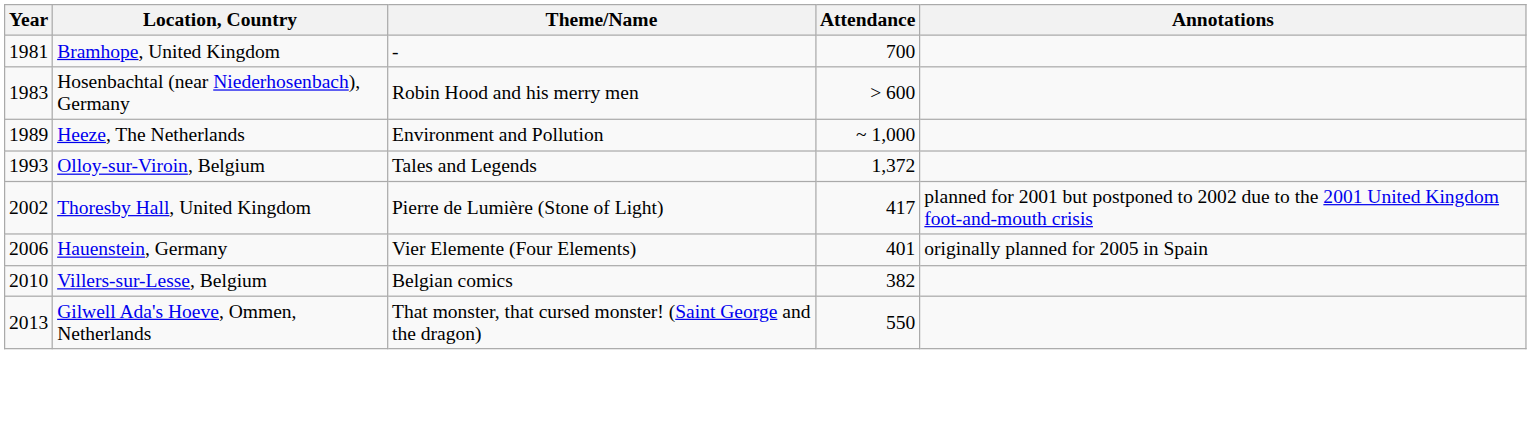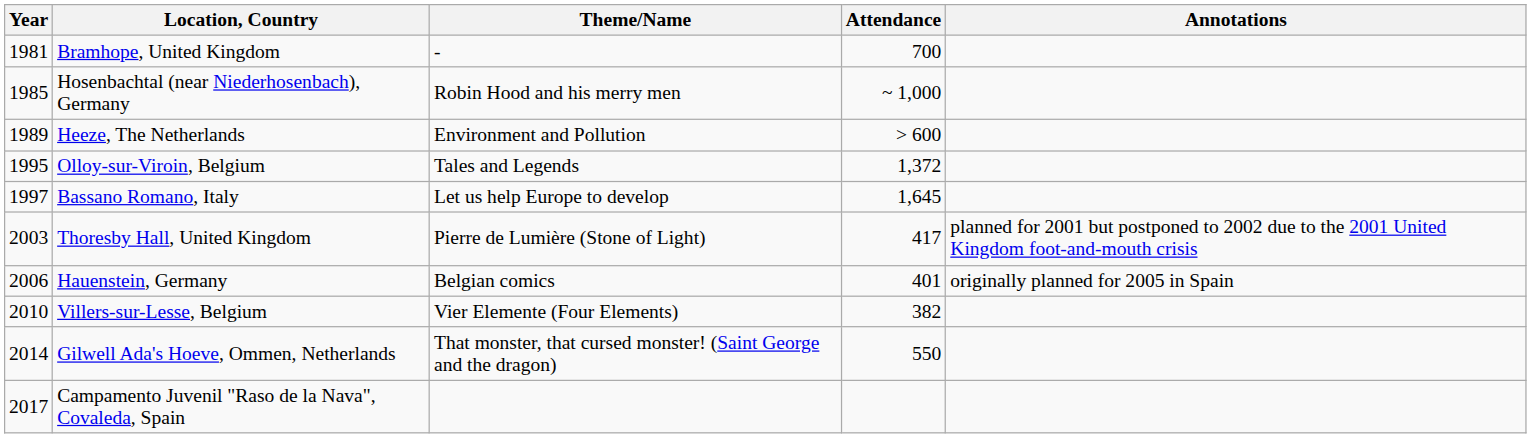(29, 92) 1983 -> (29, 92) 1985
(893, 92) > 600 -> (912, 92) ~ 1,000
(886, 134) ~ 1,000 -> (919, 134) > 600
(29, 165) 1993 -> (29, 165) 1995
+ row: (148, 196)
(29, 207) 2002 -> (29, 238) 2003
(514, 249) Vier Elemente (Four Elements) -> (494, 280) Belgian comics
(452, 280) Belgian comics -> (556, 311) Vier Elemente (Four Elements)
(29, 322) 2013 -> (29, 353) 2014
+ row: (216, 406)
